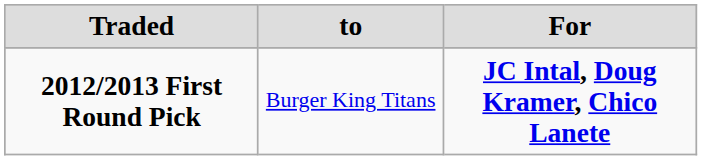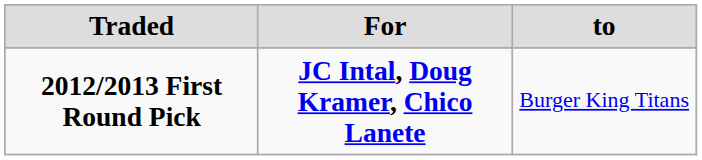columns swapped: (351, 26) <-> (570, 26)
